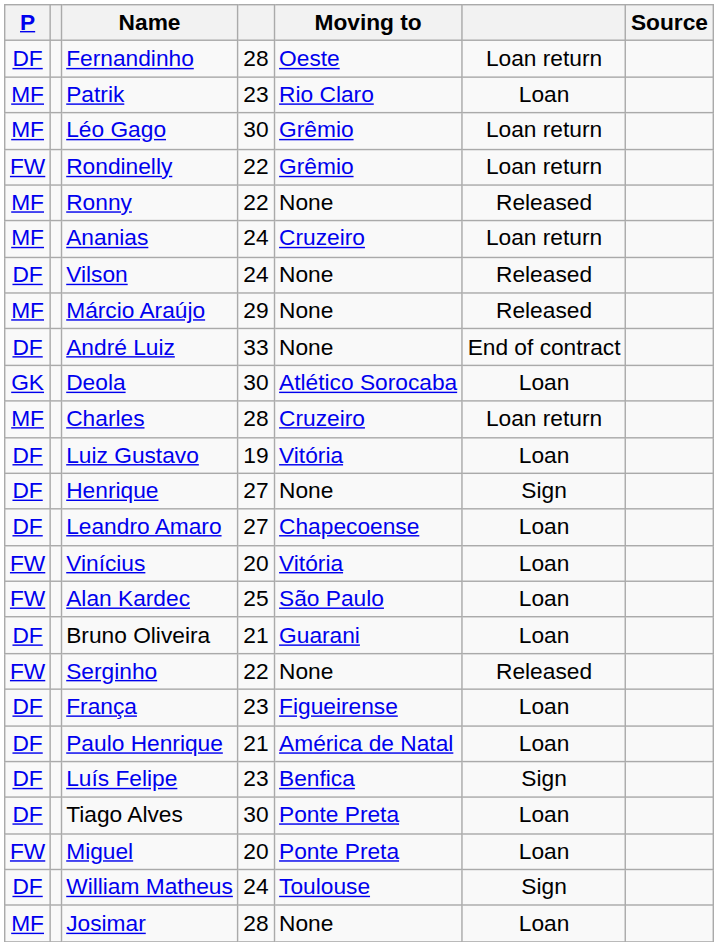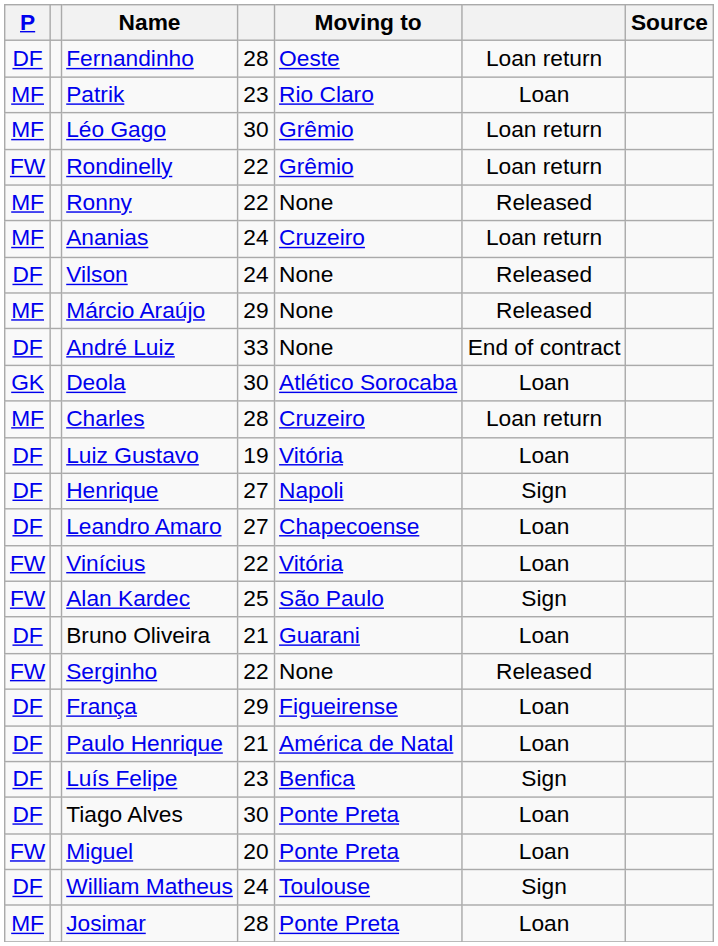(306, 490) None -> (311, 490) Napoli
(256, 563) 20 -> (256, 563) 22
(544, 599) Loan -> (544, 599) Sign
(256, 707) 23 -> (256, 707) 29
(306, 923) None -> (339, 923) Ponte Preta
